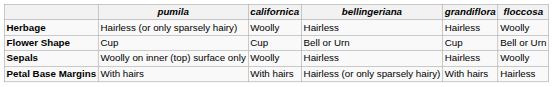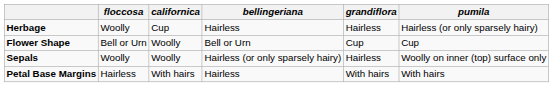columns swapped: (523, 12) <-> (173, 12)
(265, 27) Woolly -> (160, 27) Cup
(259, 43) Cup -> (166, 43) Woolly
(321, 58) Hairless -> (273, 58) Hairless (or only sparsely hairy)
(372, 74) Hairless (or only sparsely hairy) -> (222, 74) Hairless
